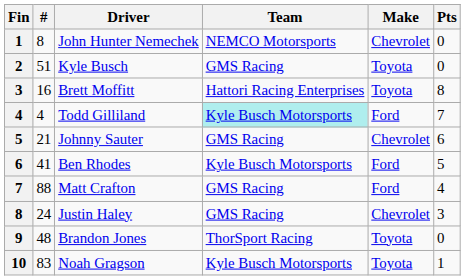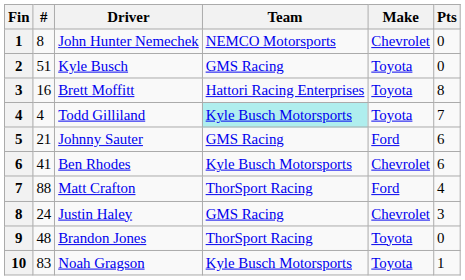(385, 115) Ford -> (392, 115) Toyota
(401, 139) Chevrolet -> (385, 139) Ford
(385, 164) Ford -> (401, 164) Chevrolet
(441, 164) 5 -> (441, 164) 6
(245, 188) GMS Racing -> (259, 188) ThorSport Racing
